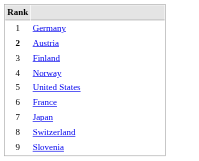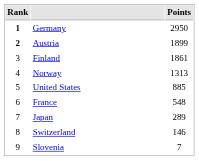+ column: (179, 12)
(18, 28) normal -> (18, 28) bold
